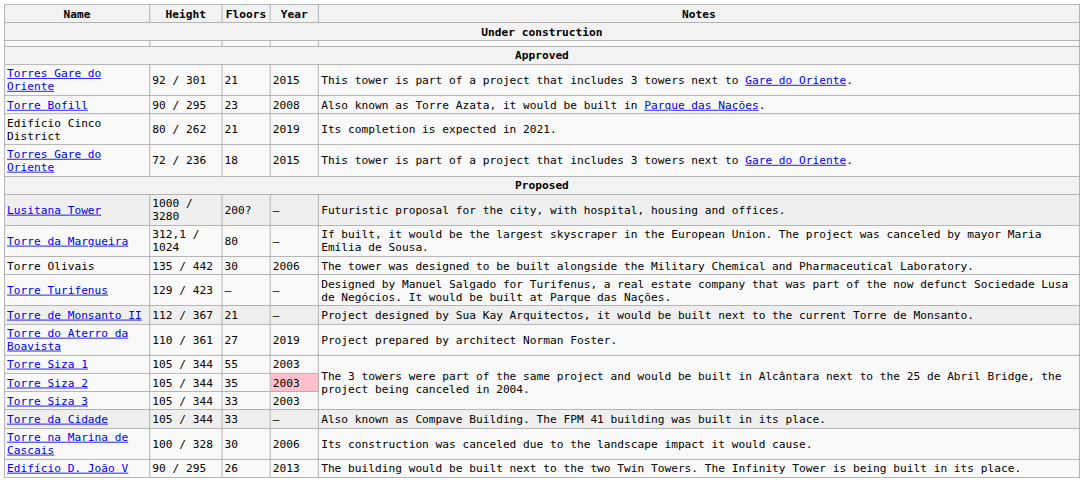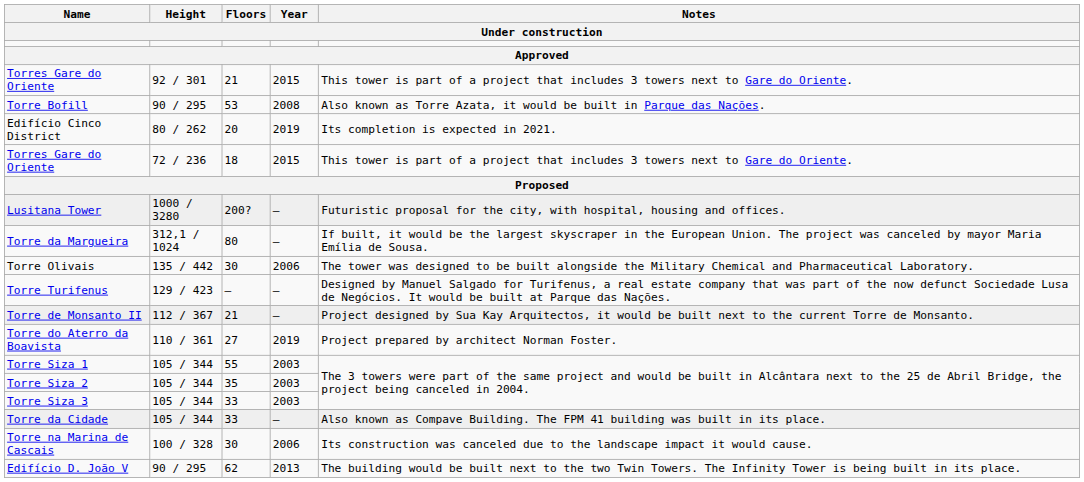(231, 105) 23 -> (231, 105) 53
(231, 129) 21 -> (231, 129) 20
(286, 382) pink background -> (286, 382) no background
(231, 468) 26 -> (231, 468) 62
